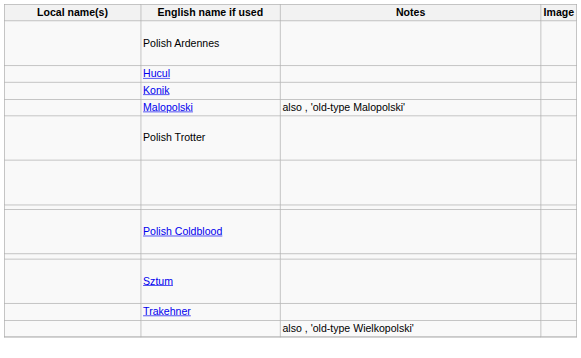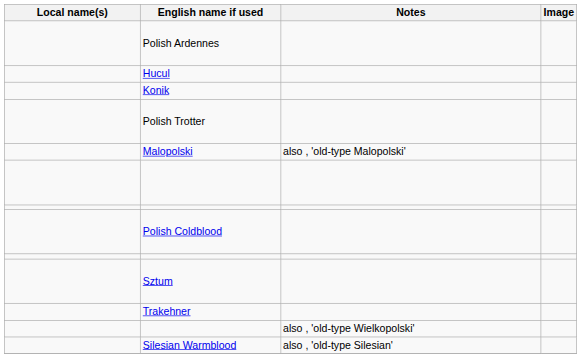rows swapped: (174, 138) <-> (168, 107)
+ row: (190, 345)
